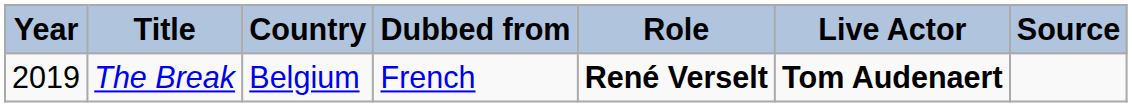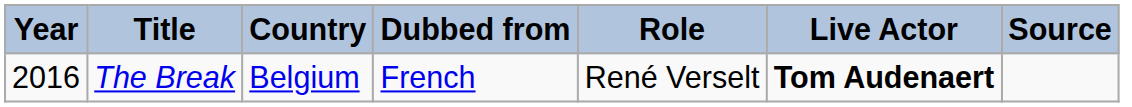(46, 78) 2019 -> (46, 78) 2016
(676, 78) bold -> (672, 78) normal
